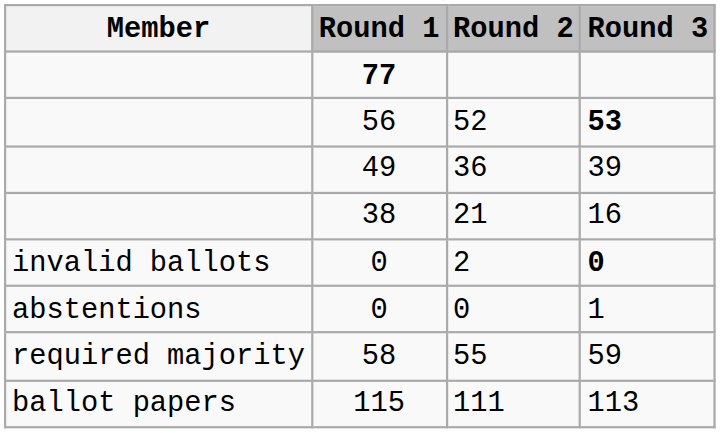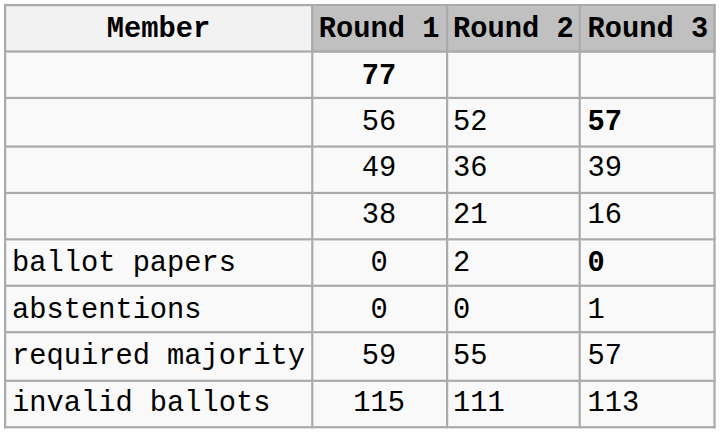(605, 122) 53 -> (605, 122) 57
(141, 263) invalid ballots -> (124, 263) ballot papers
(379, 356) 58 -> (379, 356) 59
(605, 356) 59 -> (605, 356) 57
(124, 403) ballot papers -> (141, 403) invalid ballots
